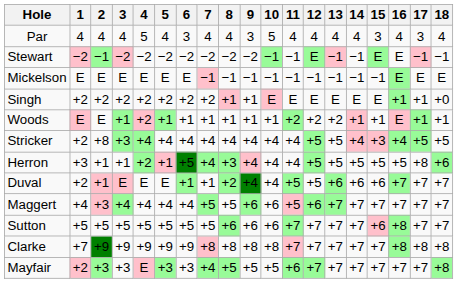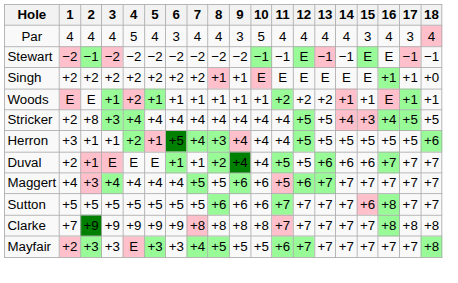(442, 36) no background -> (431, 36) pink background
- row: (37, 78)
(421, 162) +8 -> (410, 141) +5
